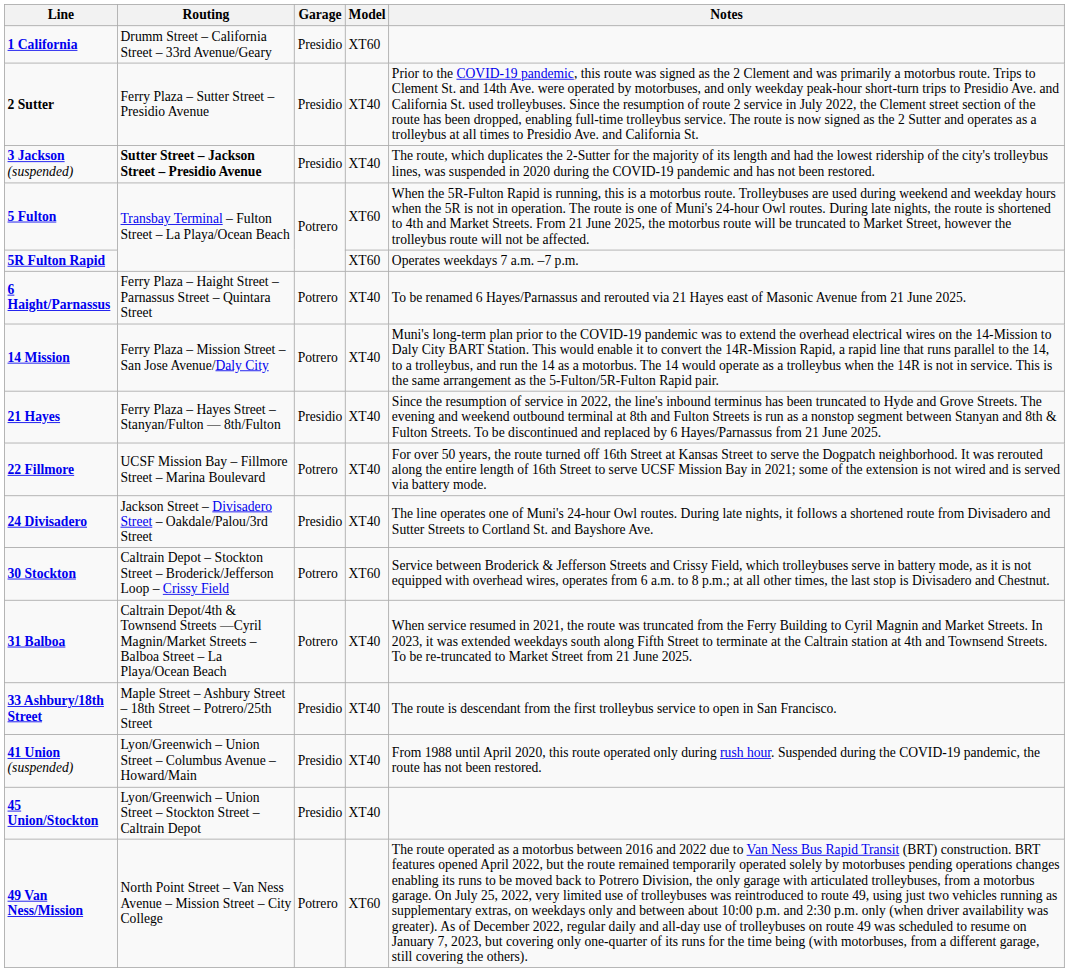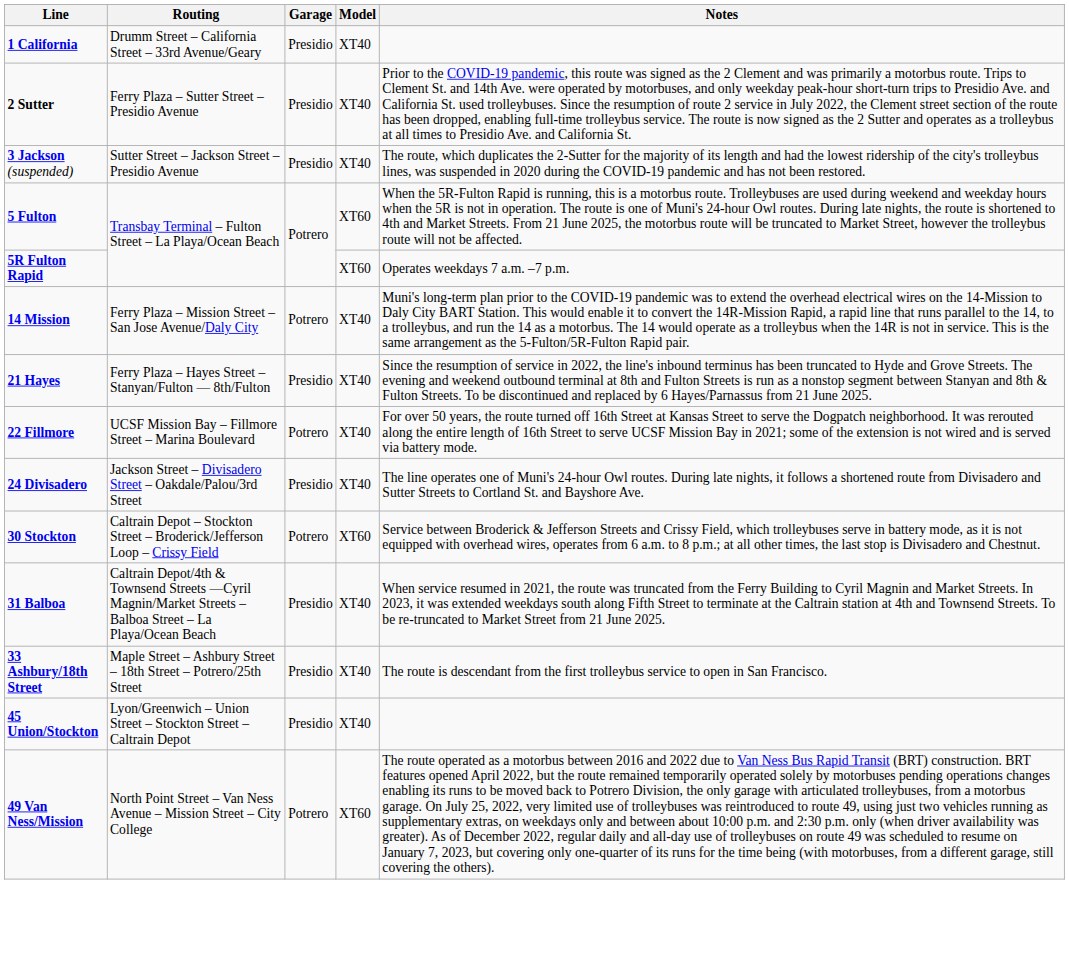(364, 44) XT60 -> (355, 44) XT40
(191, 164) bold -> (195, 164) normal
- row: (59, 297)
(318, 641) Potrero -> (311, 604) Presidio
- row: (40, 760)
